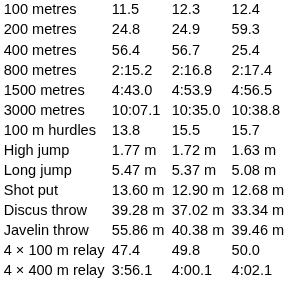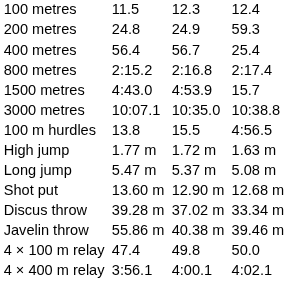(252, 90) 4:56.5 -> (246, 90) 15.7
(246, 130) 15.7 -> (252, 130) 4:56.5
